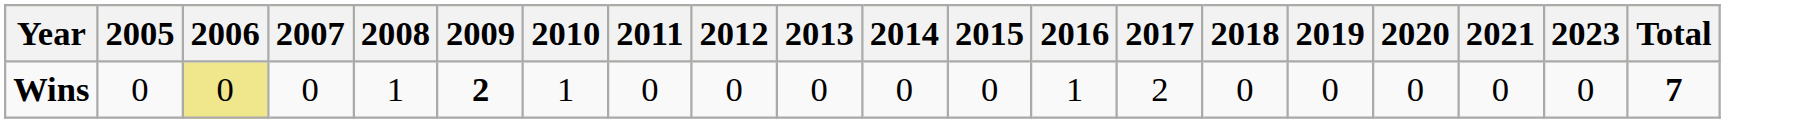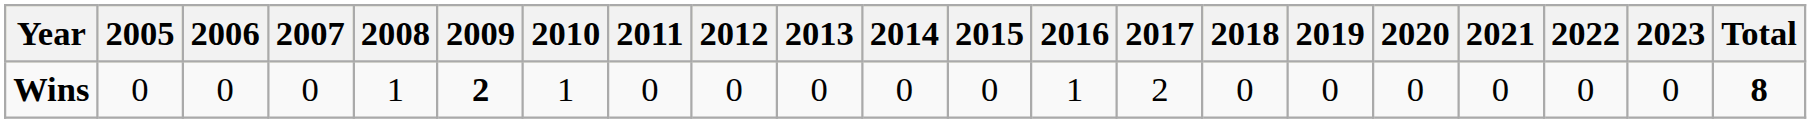+ column: (1586, 33)
(225, 89) khaki background -> (225, 89) no background
(1674, 89) 7 -> (1759, 89) 8
